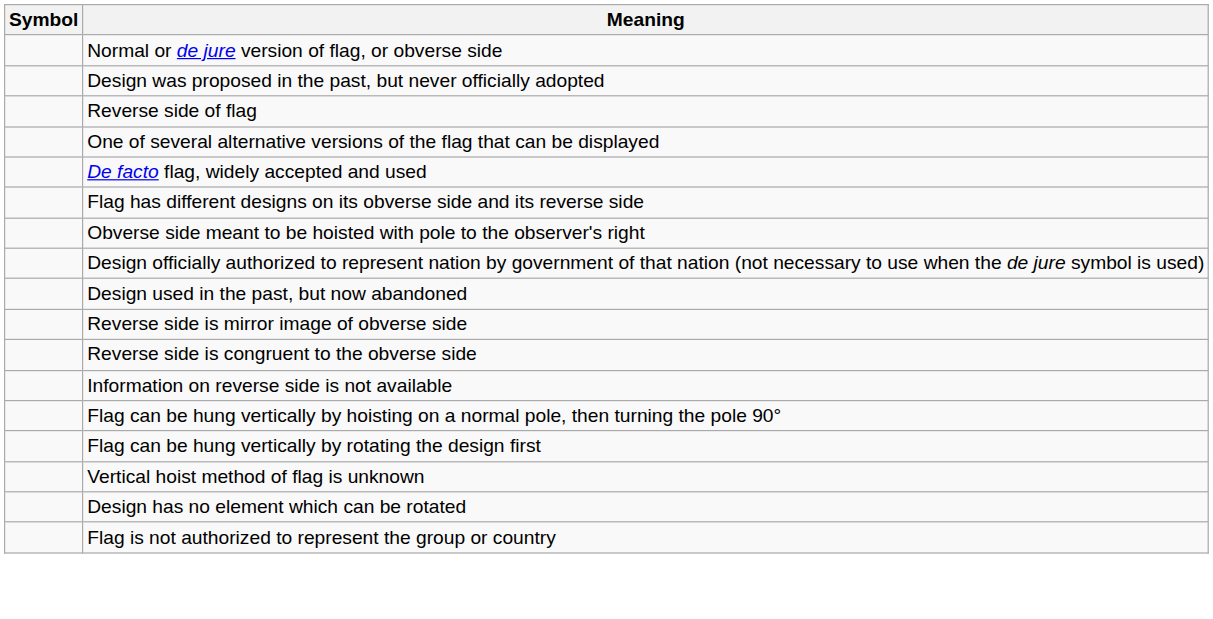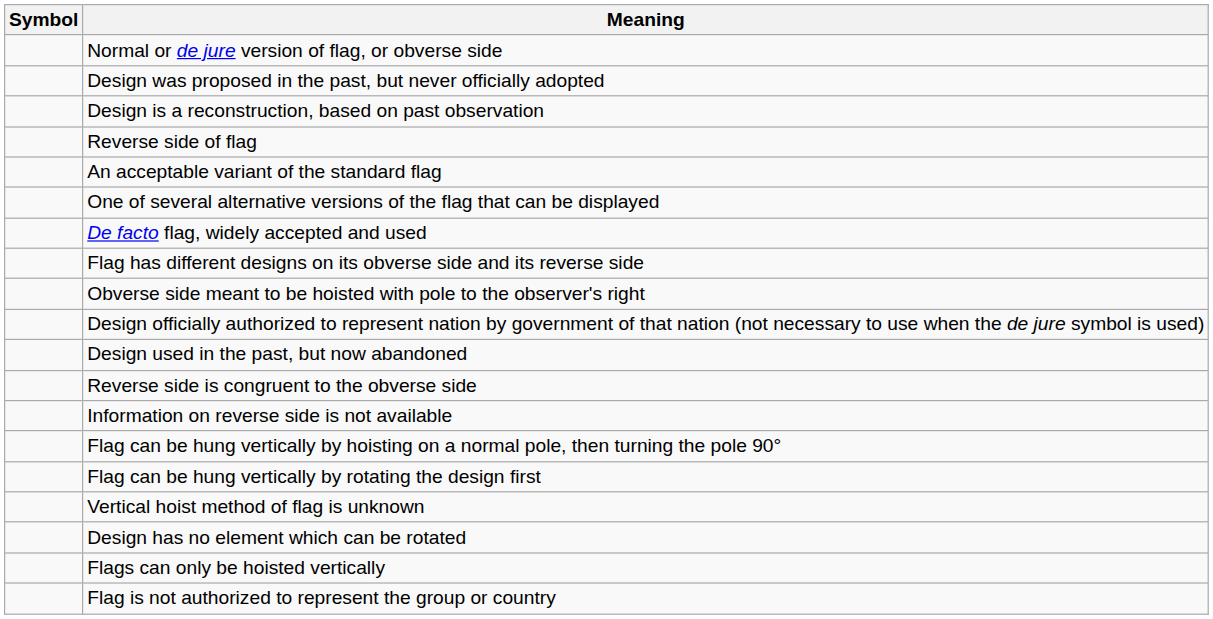+ row: (316, 111)
+ row: (264, 171)
- row: (277, 324)
+ row: (236, 567)
